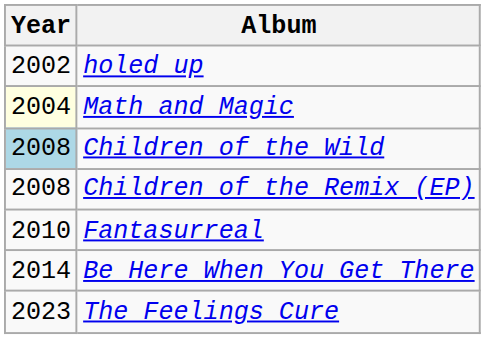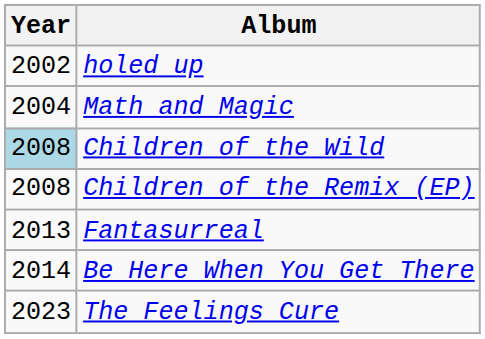(41, 107) lightyellow background -> (41, 107) no background
(41, 230) 2010 -> (41, 230) 2013
